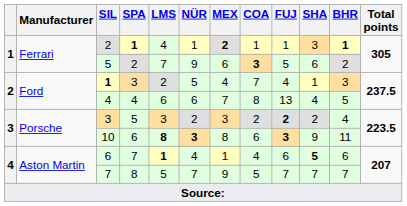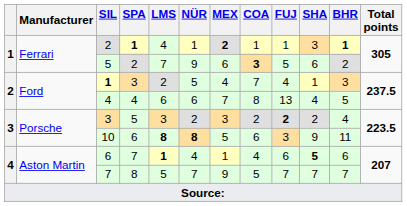(194, 137) 3 -> (194, 137) 8
(225, 137) 8 -> (225, 137) 5
(286, 137) bold -> (286, 137) normal
